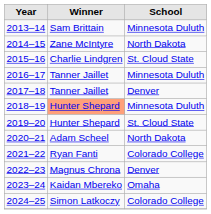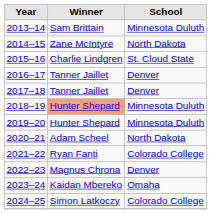(166, 75) Minnesota Duluth -> (143, 75) Denver
(161, 122) St. Cloud State -> (166, 122) Minnesota Duluth
